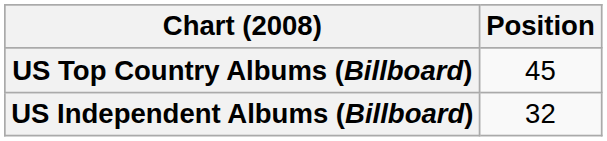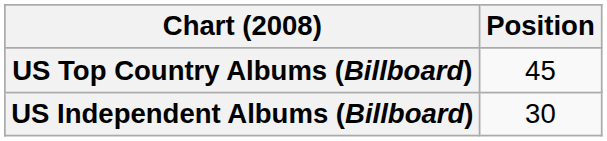(540, 113) 32 -> (540, 113) 30
